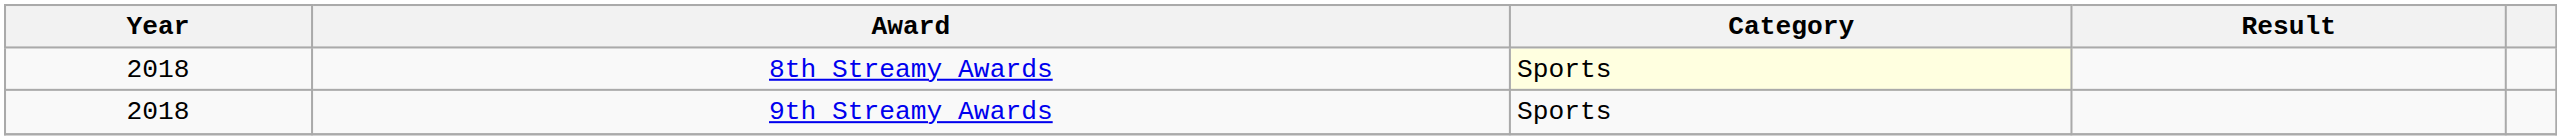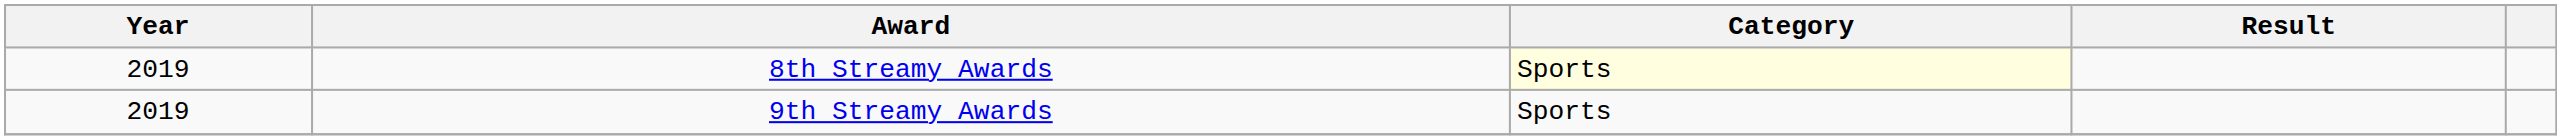(158, 69) 2018 -> (158, 69) 2019
(158, 112) 2018 -> (158, 112) 2019
